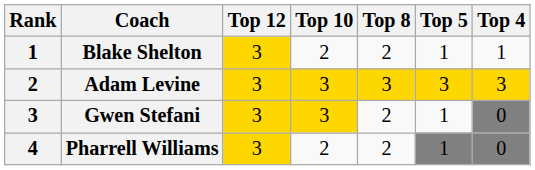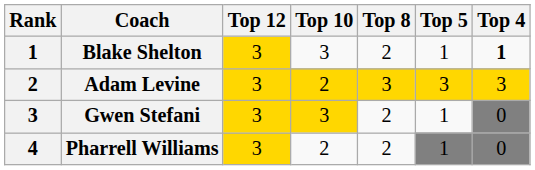(324, 52) 2 -> (324, 52) 3
(501, 52) normal -> (501, 52) bold
(324, 84) 3 -> (324, 84) 2
